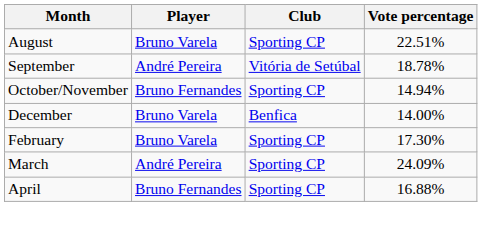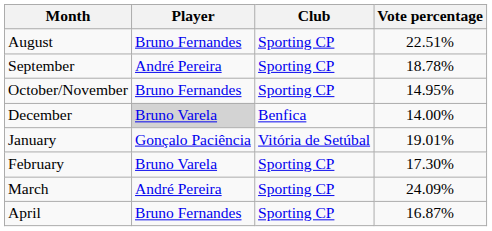(176, 41) Bruno Varela -> (188, 41) Bruno Fernandes
(305, 66) Vitória de Setúbal -> (296, 66) Sporting CP
(421, 90) 14.94% -> (430, 90) 14.95%
(176, 115) no background -> (176, 115) lightgrey background
+ row: (32, 139)
(421, 189) 16.88% -> (430, 213) 16.87%
